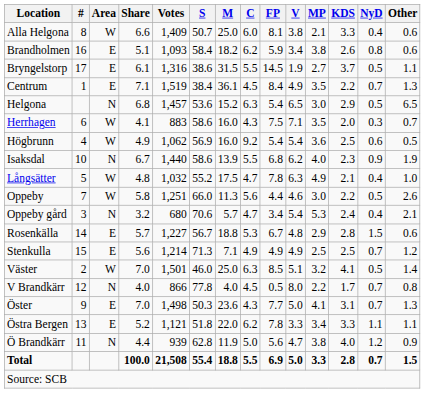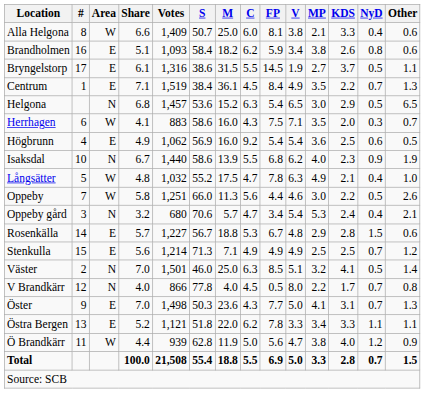(111, 141) W -> (112, 141) E
(111, 269) W -> (112, 269) N
(112, 342) N -> (111, 342) W
